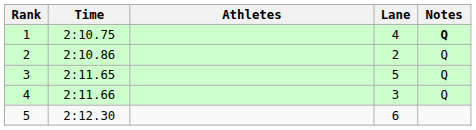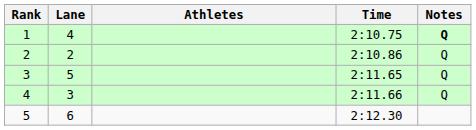columns swapped: (396, 15) <-> (89, 15)
